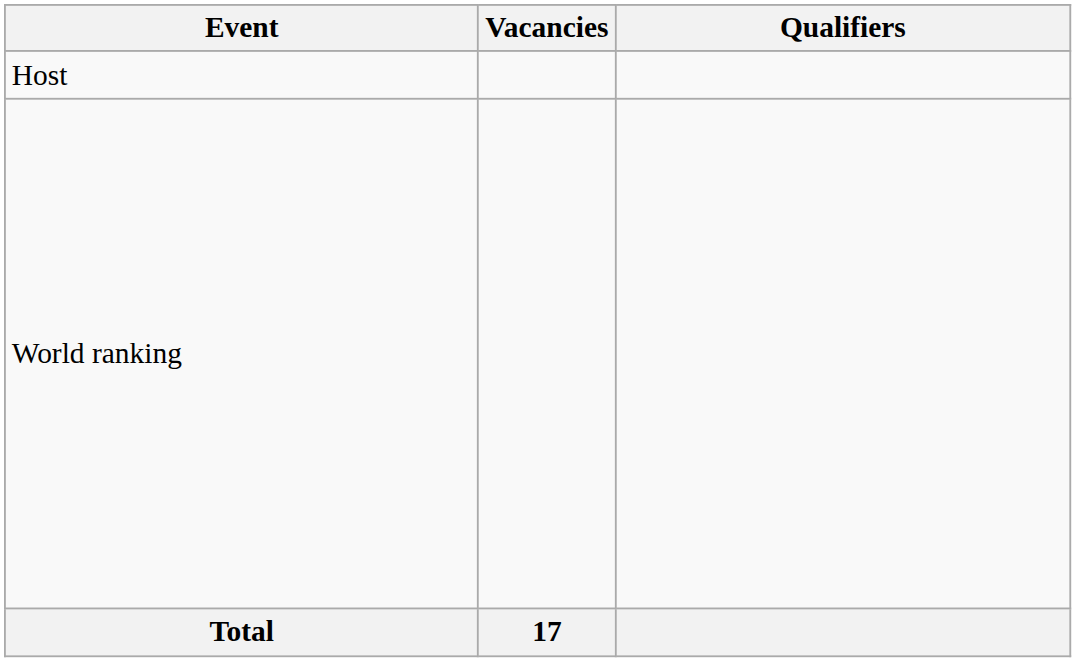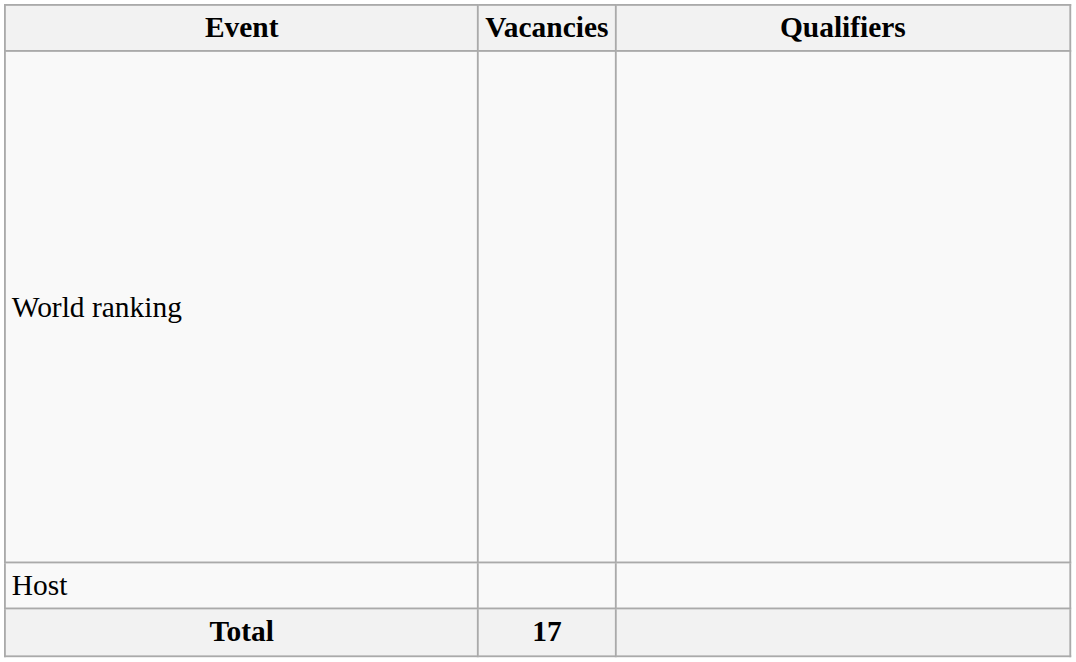rows swapped: (40, 74) <-> (97, 353)
